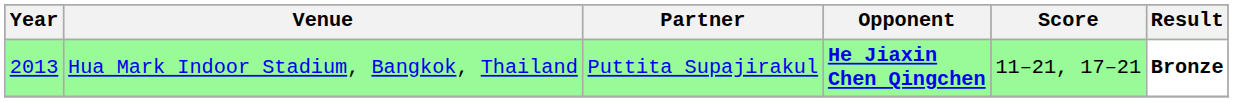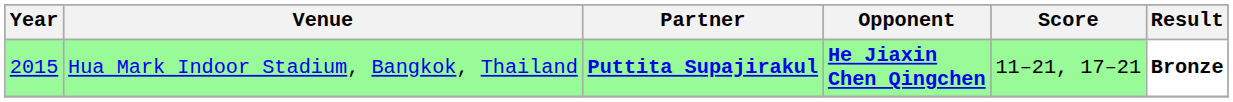(34, 68) 2013 -> (34, 68) 2015
(703, 68) normal -> (703, 68) bold
